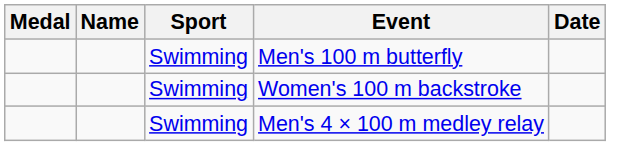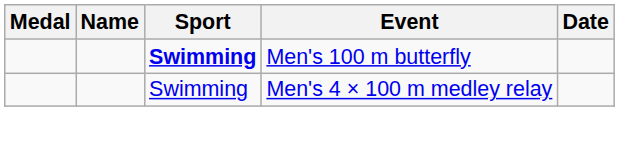(199, 56) normal -> (203, 56) bold
- row: (390, 90)
